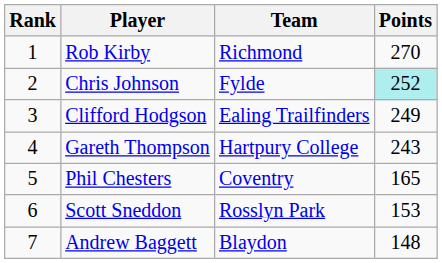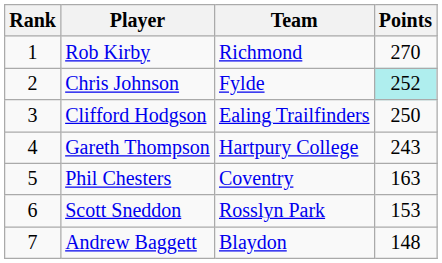(405, 115) 249 -> (405, 115) 250
(405, 178) 165 -> (405, 178) 163
